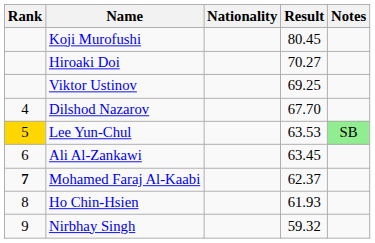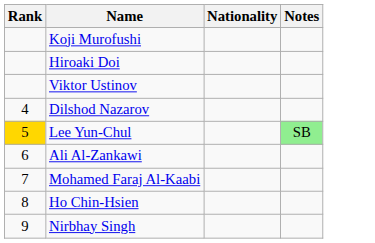- column: (304, 16)
(25, 179) bold -> (25, 179) normal
